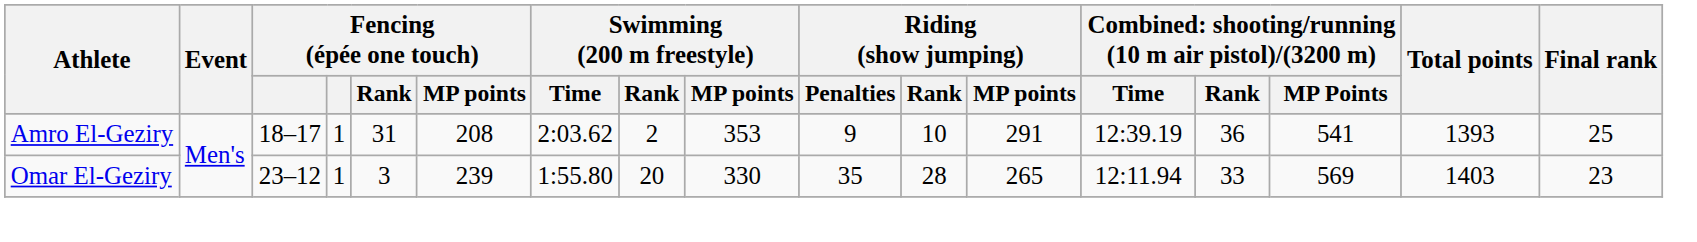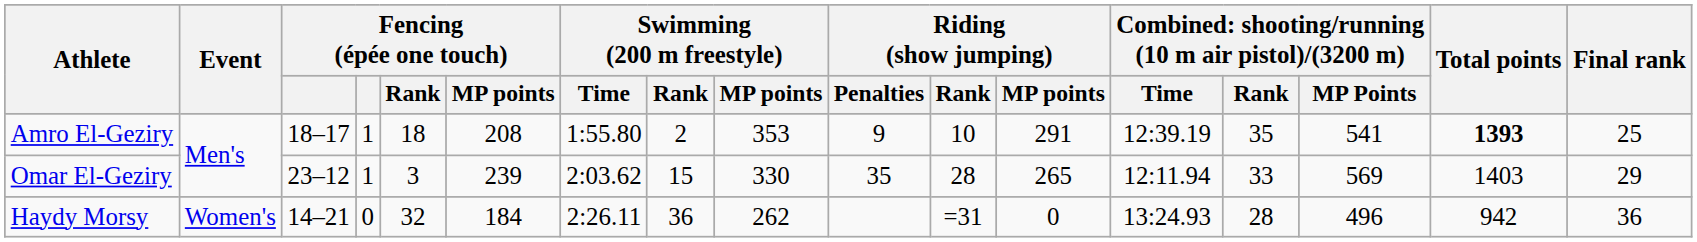(384, 134) 31 -> (413, 134) 18
(575, 134) 2:03.62 -> (604, 134) 1:55.80
(1232, 134) 36 -> (1261, 134) 35
(1470, 134) normal -> (1499, 134) bold
(575, 175) 1:55.80 -> (604, 175) 2:03.62
(652, 175) 20 -> (681, 175) 15
(1601, 175) 23 -> (1630, 175) 29
+ row: (80, 216)
